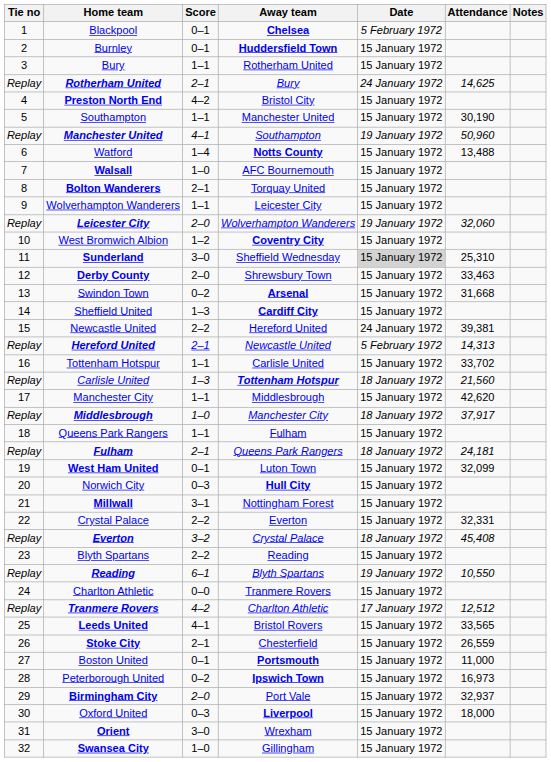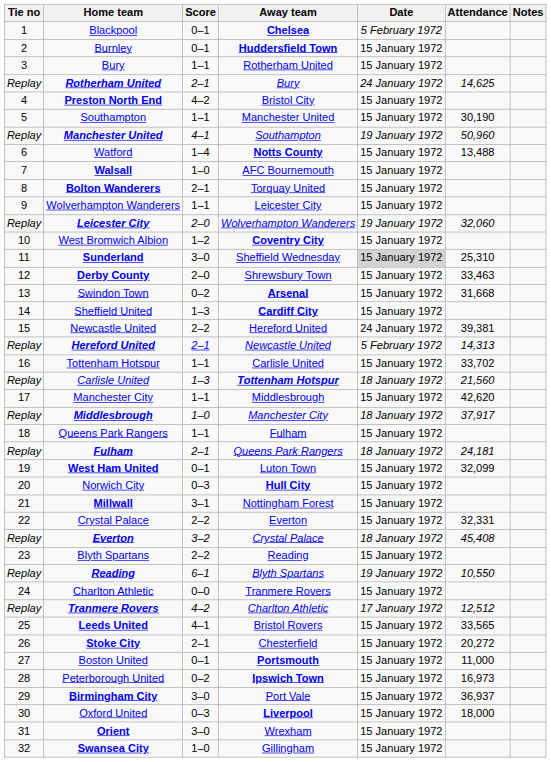(478, 643) 26,559 -> (478, 643) 20,272
(201, 696) 2–0 -> (201, 696) 3–0
(478, 696) 32,937 -> (478, 696) 36,937
